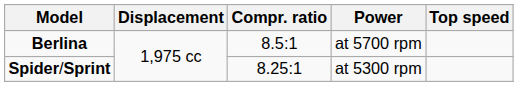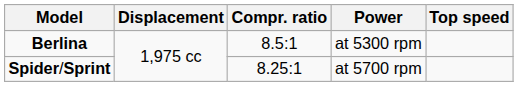(378, 44) at 5700 rpm -> (378, 44) at 5300 rpm
(378, 69) at 5300 rpm -> (378, 69) at 5700 rpm
